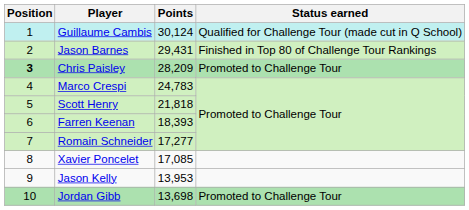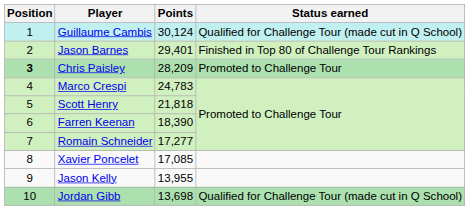(175, 50) 29,431 -> (175, 50) 29,401
(175, 123) 18,393 -> (175, 123) 18,390
(175, 178) 13,953 -> (175, 178) 13,955
(270, 196) Promoted to Challenge Tour -> (330, 196) Qualified for Challenge Tour (made cut in Q School)
